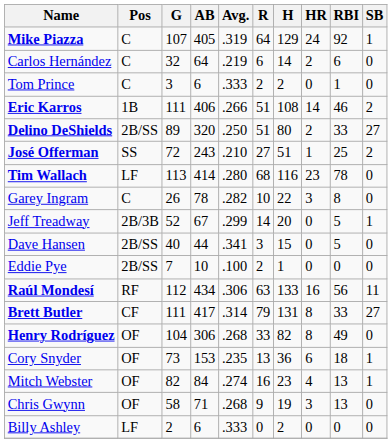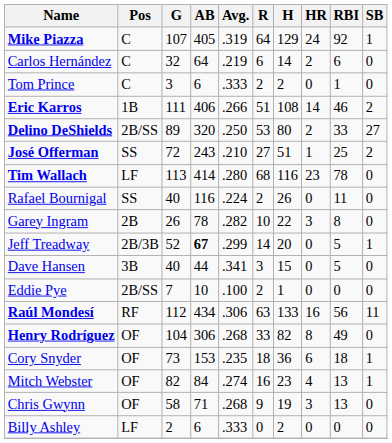(263, 130) 51 -> (263, 130) 53
+ row: (57, 198)
(126, 198) C -> (130, 221) 2B
(201, 221) normal -> (201, 244) bold
(140, 244) 2B/SS -> (130, 267) 3B
- row: (45, 312)
(263, 358) 13 -> (263, 358) 18
